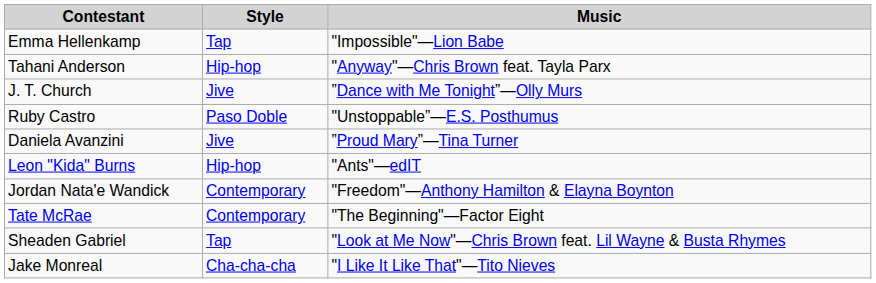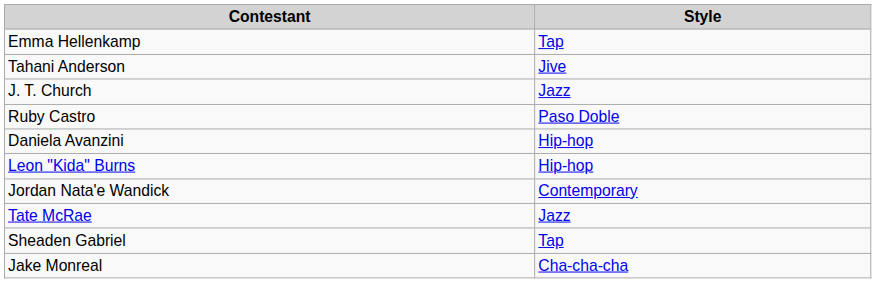- column: (599, 16)
(234, 66) Hip-hop -> (552, 66) Jive
(220, 91) Jive -> (554, 91) Jazz
(220, 141) Jive -> (566, 141) Hip-hop
(256, 215) Contemporary -> (554, 215) Jazz
